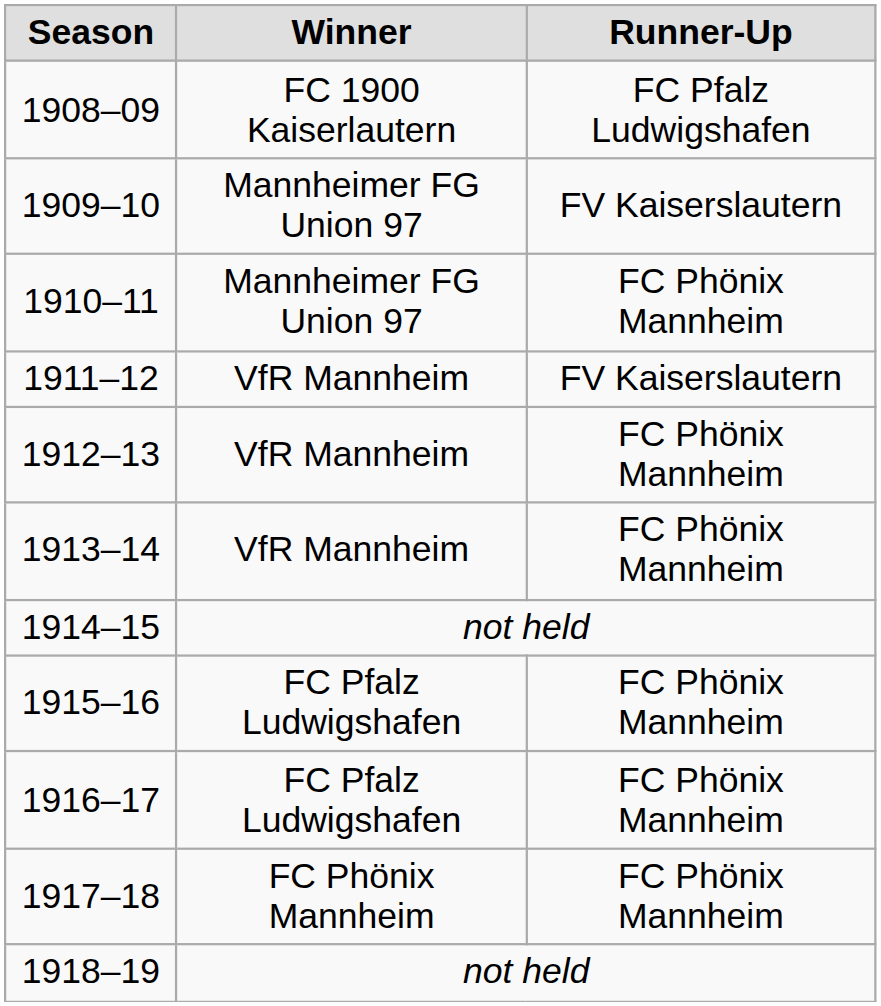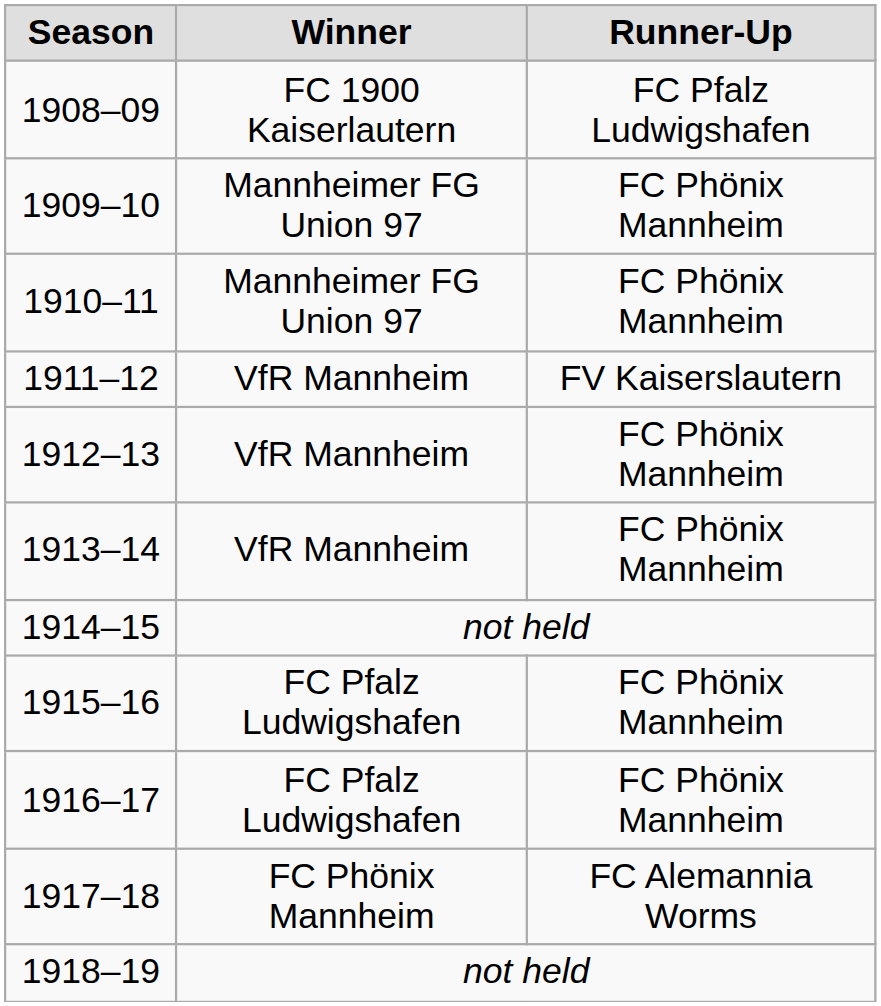(701, 205) FV Kaiserslautern -> (701, 205) FC Phönix Mannheim
(701, 895) FC Phönix Mannheim -> (701, 895) FC Alemannia Worms
